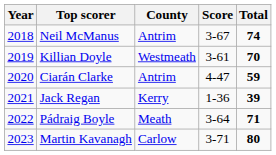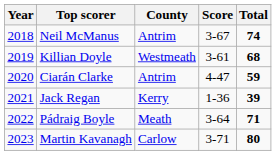(253, 56) 70 -> (253, 56) 68
